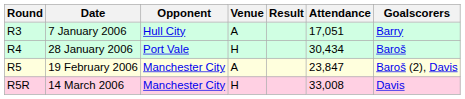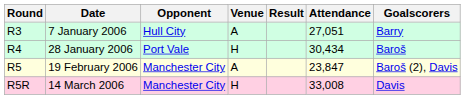(326, 31) 17,051 -> (326, 31) 27,051
